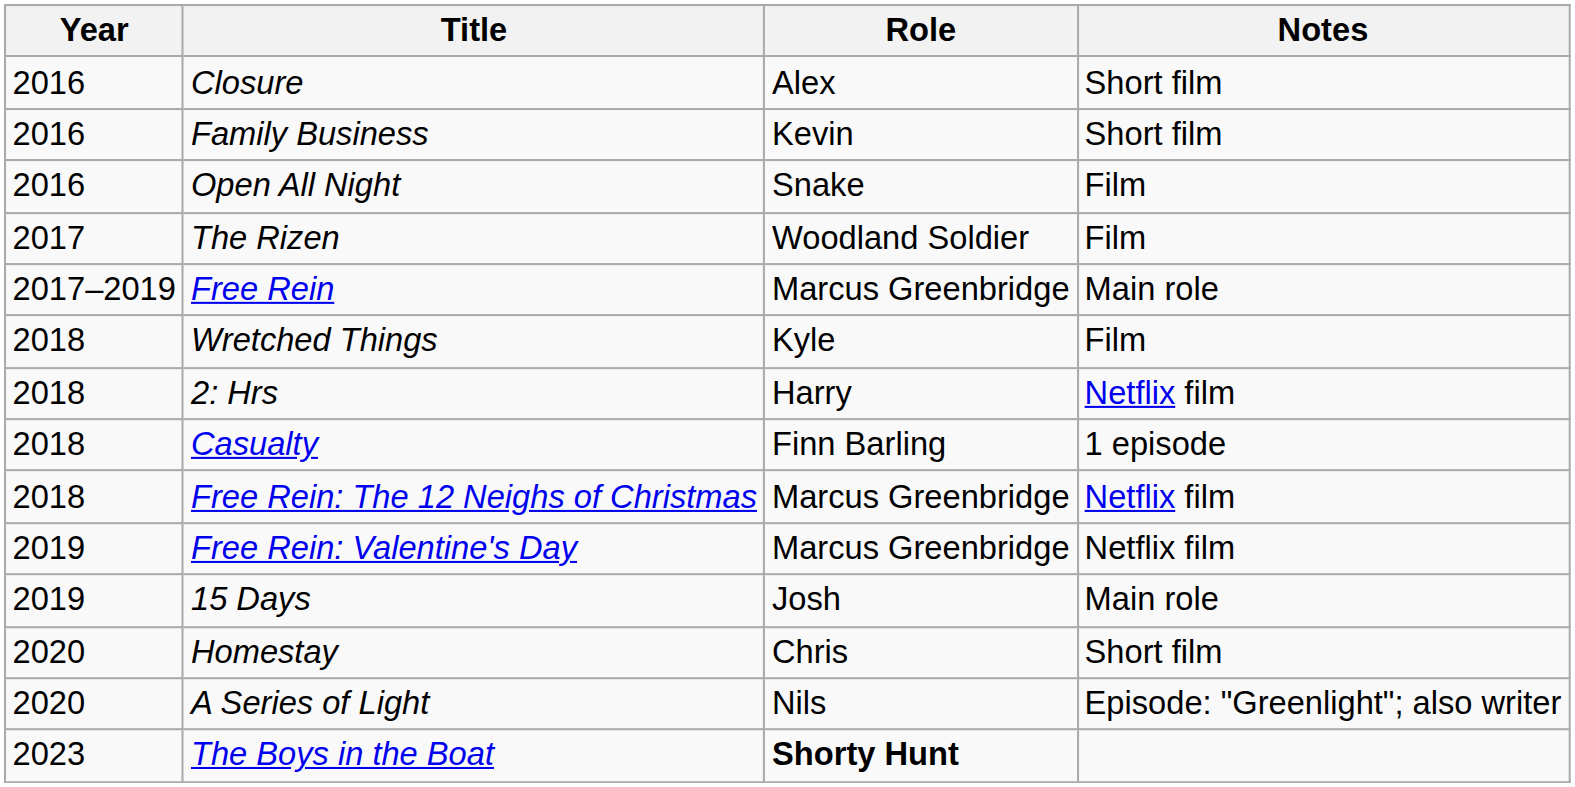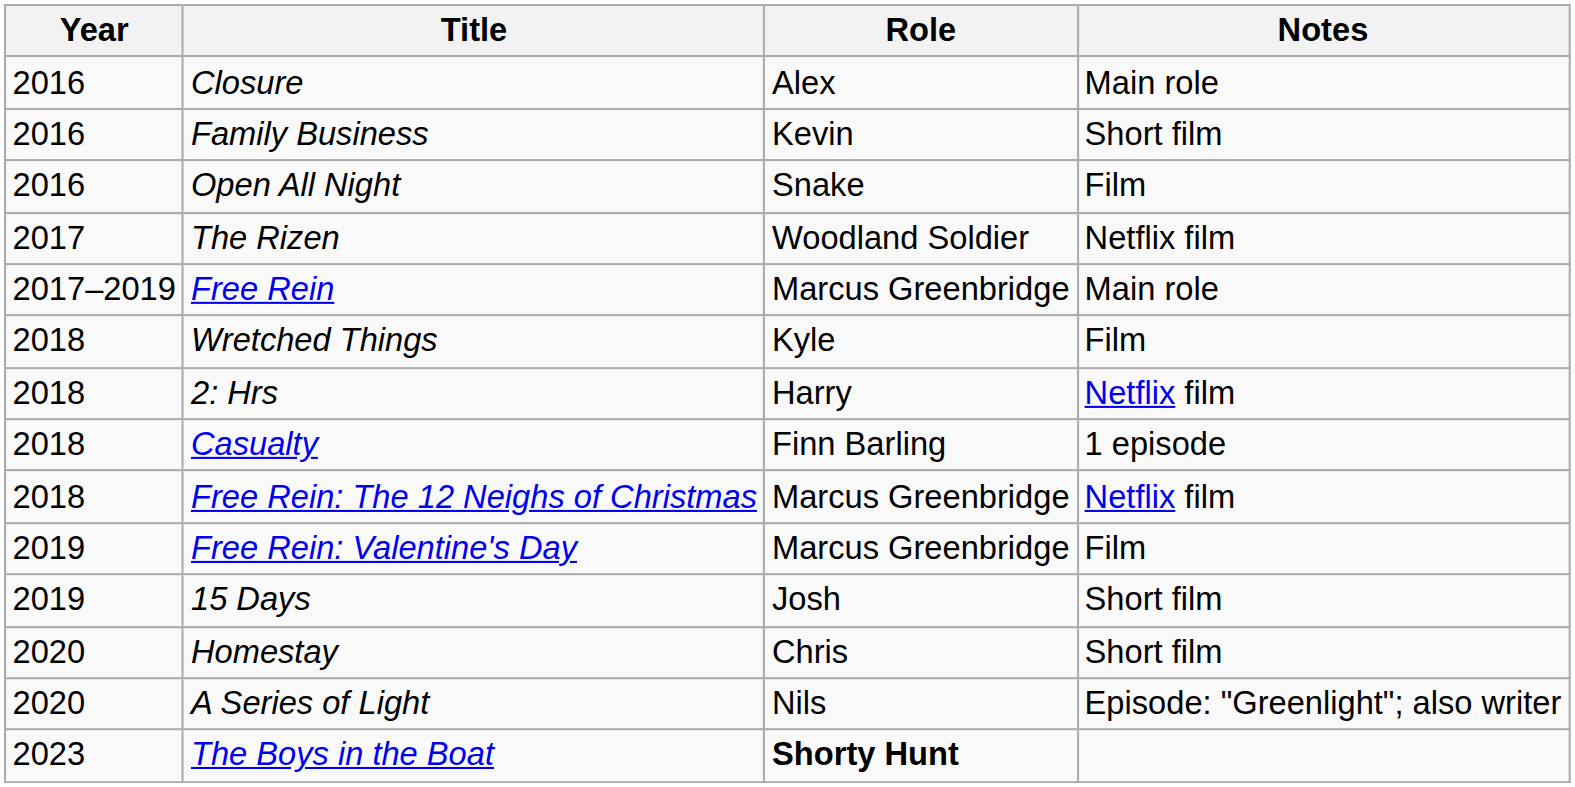(1154, 82) Short film -> (1152, 82) Main role
(1115, 237) Film -> (1160, 237) Netflix film
(1160, 548) Netflix film -> (1115, 548) Film
(1152, 599) Main role -> (1154, 599) Short film
